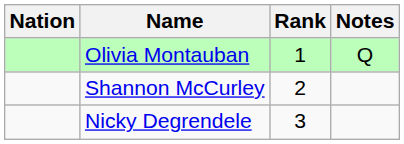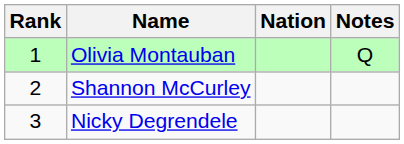columns swapped: (300, 21) <-> (42, 21)
